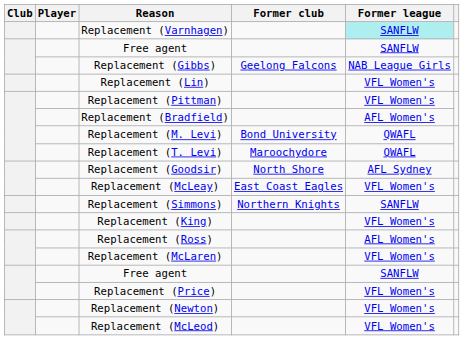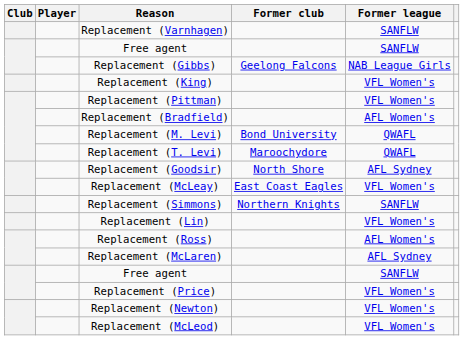(400, 30) paleturquoise background -> (400, 30) no background
rows swapped: (155, 83) <-> (155, 222)
(400, 256) VFL Women's -> (400, 256) AFL Sydney
